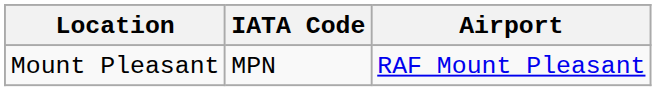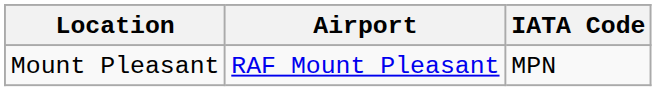columns swapped: (511, 25) <-> (298, 25)
